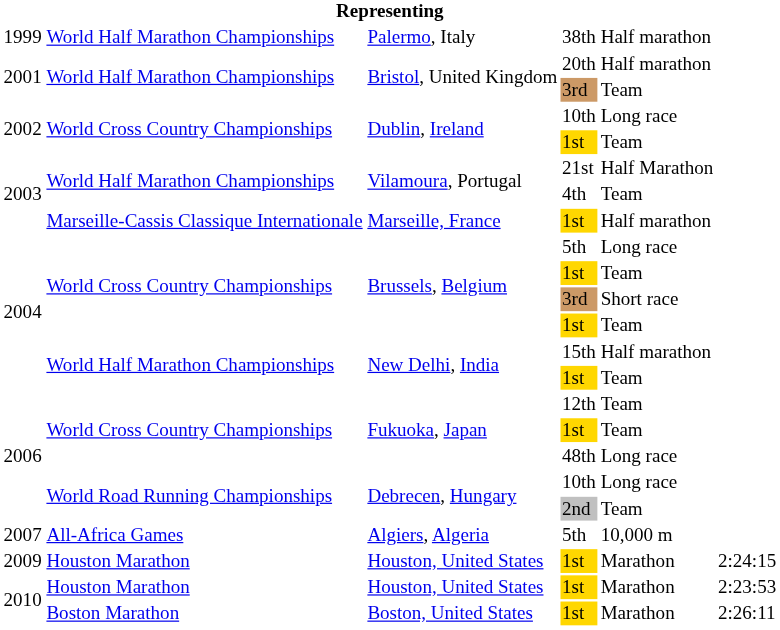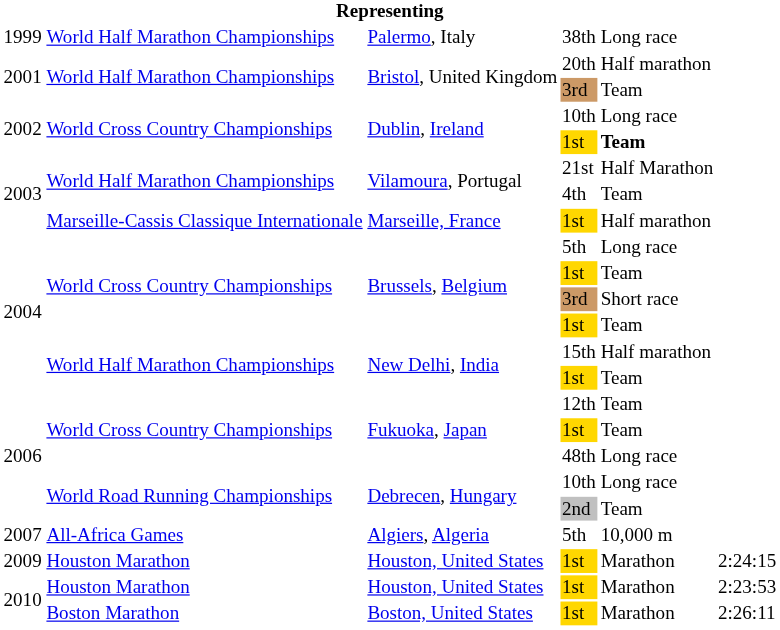(656, 37) Half marathon -> (639, 37) Long race
(622, 142) normal -> (623, 142) bold
